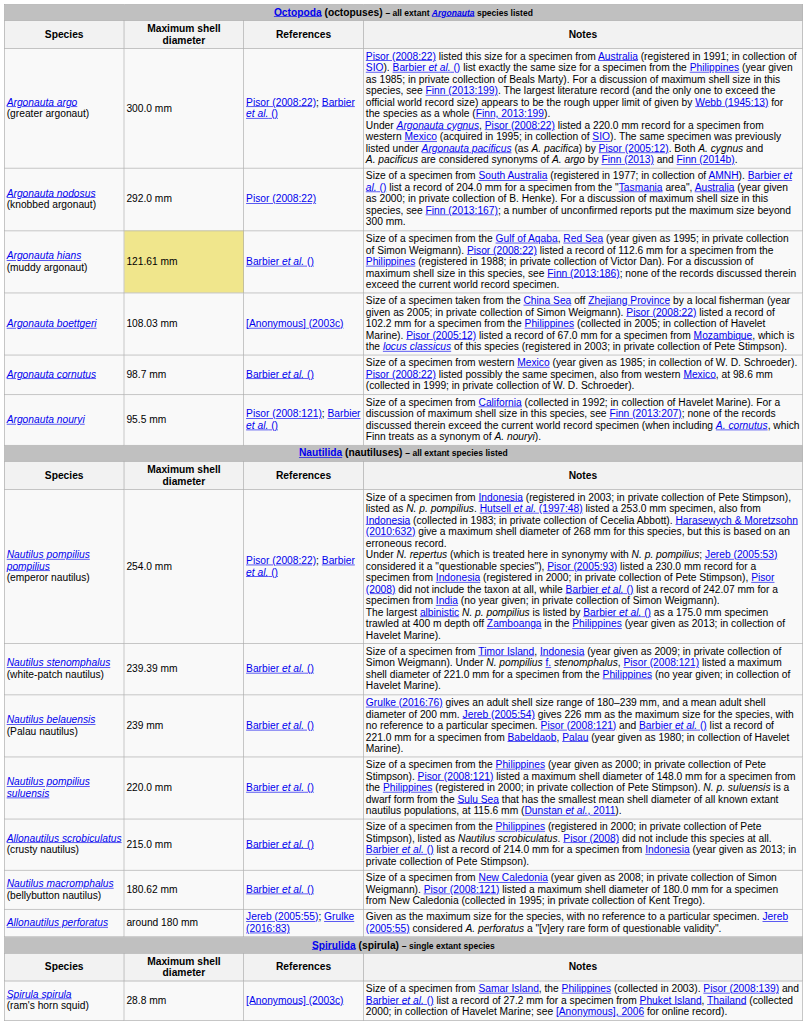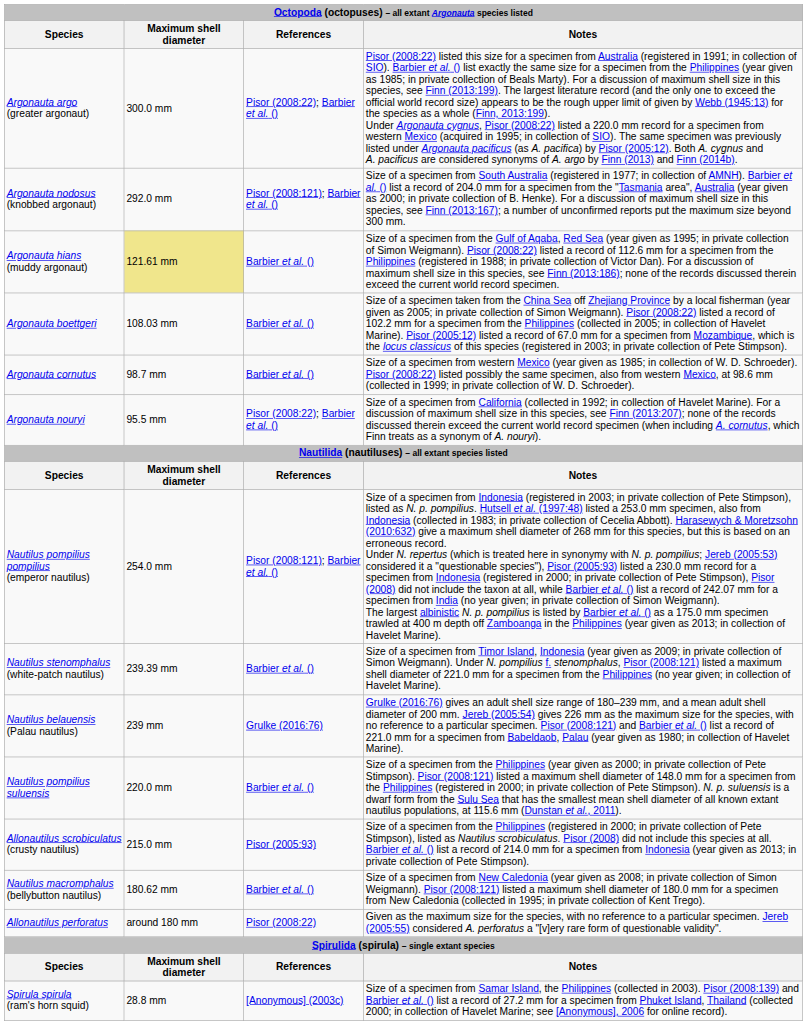(281, 199) Pisor (2008:22) -> (303, 199) Pisor (2008:121); Barbier et al. ()
(295, 324) [Anonymous] (2003c) -> (280, 324) Barbier et al. ()
(303, 420) Pisor (2008:121); Barbier et al. () -> (300, 420) Pisor (2008:22); Barbier et al. ()
(300, 566) Pisor (2008:22); Barbier et al. () -> (303, 566) Pisor (2008:121); Barbier et al. ()
(280, 725) Barbier et al. () -> (285, 725) Grulke (2016:76)
(280, 844) Barbier et al. () -> (281, 844) Pisor (2005:93)
(300, 923) Jereb (2005:55); Grulke (2016:83) -> (281, 923) Pisor (2008:22)
